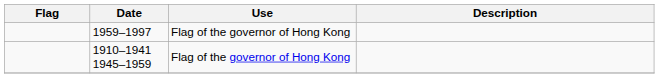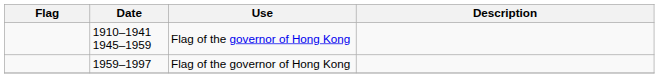rows swapped: (122, 57) <-> (122, 32)
